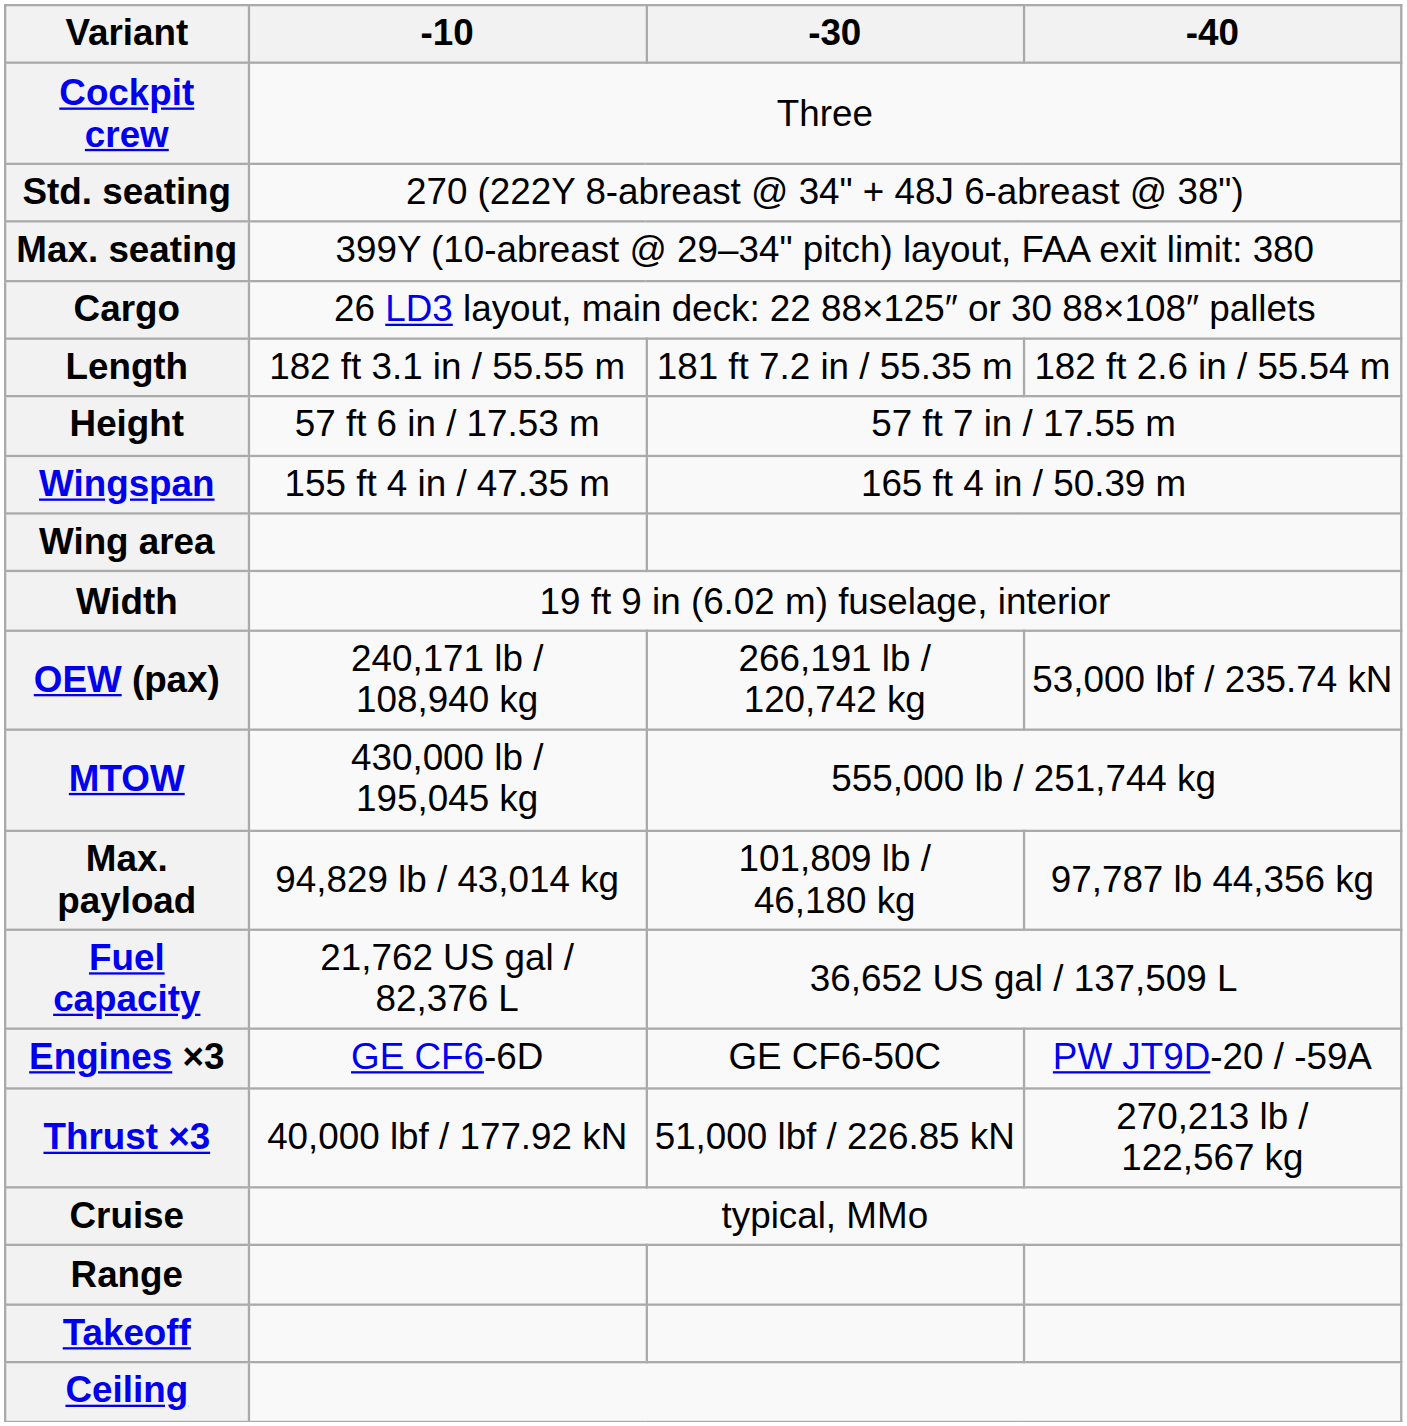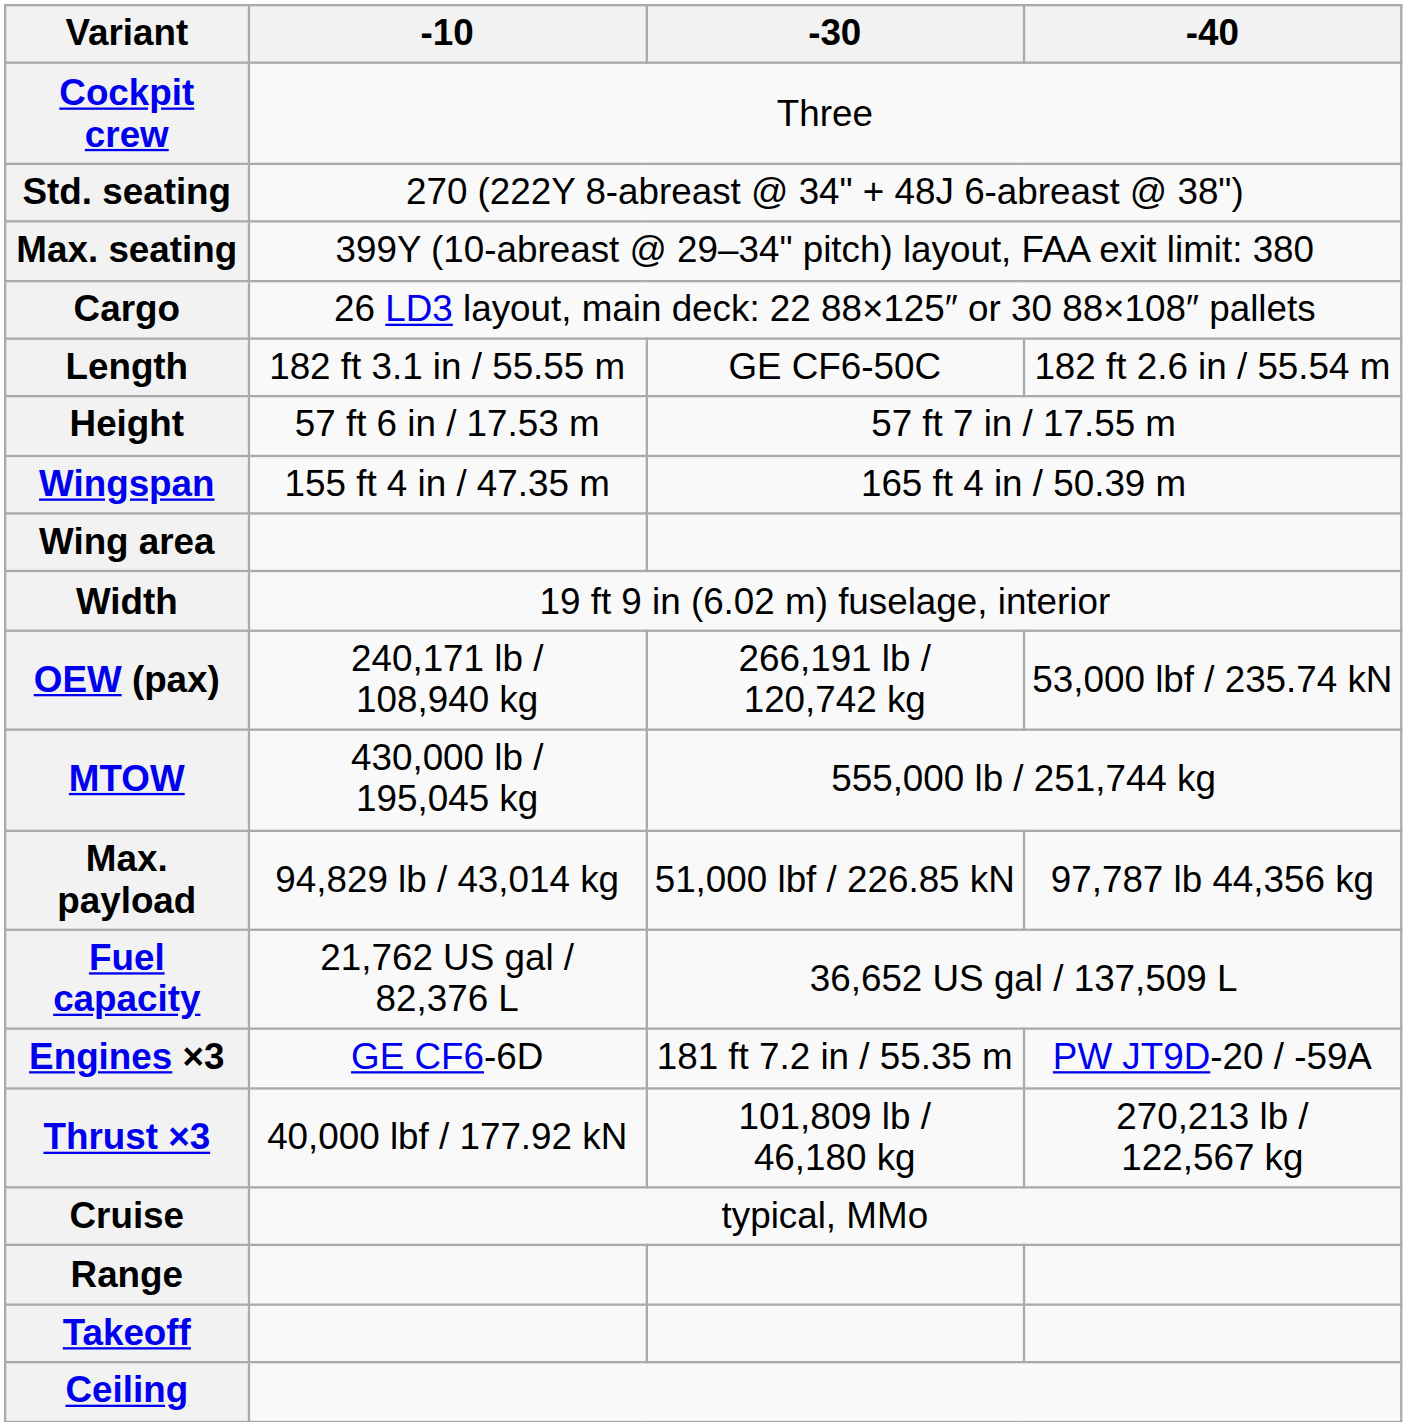(835, 366) 181 ft 7.2 in / 55.35 m -> (835, 366) GE CF6-50C
(835, 878) 101,809 lb / 46,180 kg -> (835, 878) 51,000 lbf / 226.85 kN
(835, 1057) GE CF6-50C -> (835, 1057) 181 ft 7.2 in / 55.35 m
(835, 1136) 51,000 lbf / 226.85 kN -> (835, 1136) 101,809 lb / 46,180 kg
